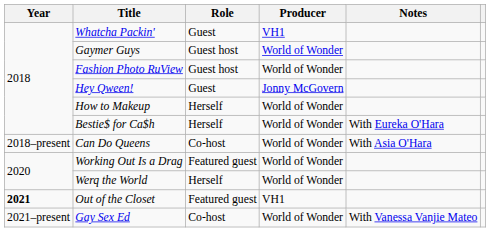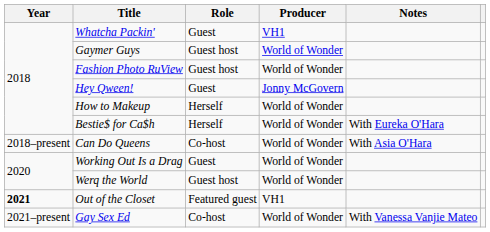(222, 161) Featured guest -> (202, 161) Guest
(205, 180) Herself -> (213, 180) Guest host
